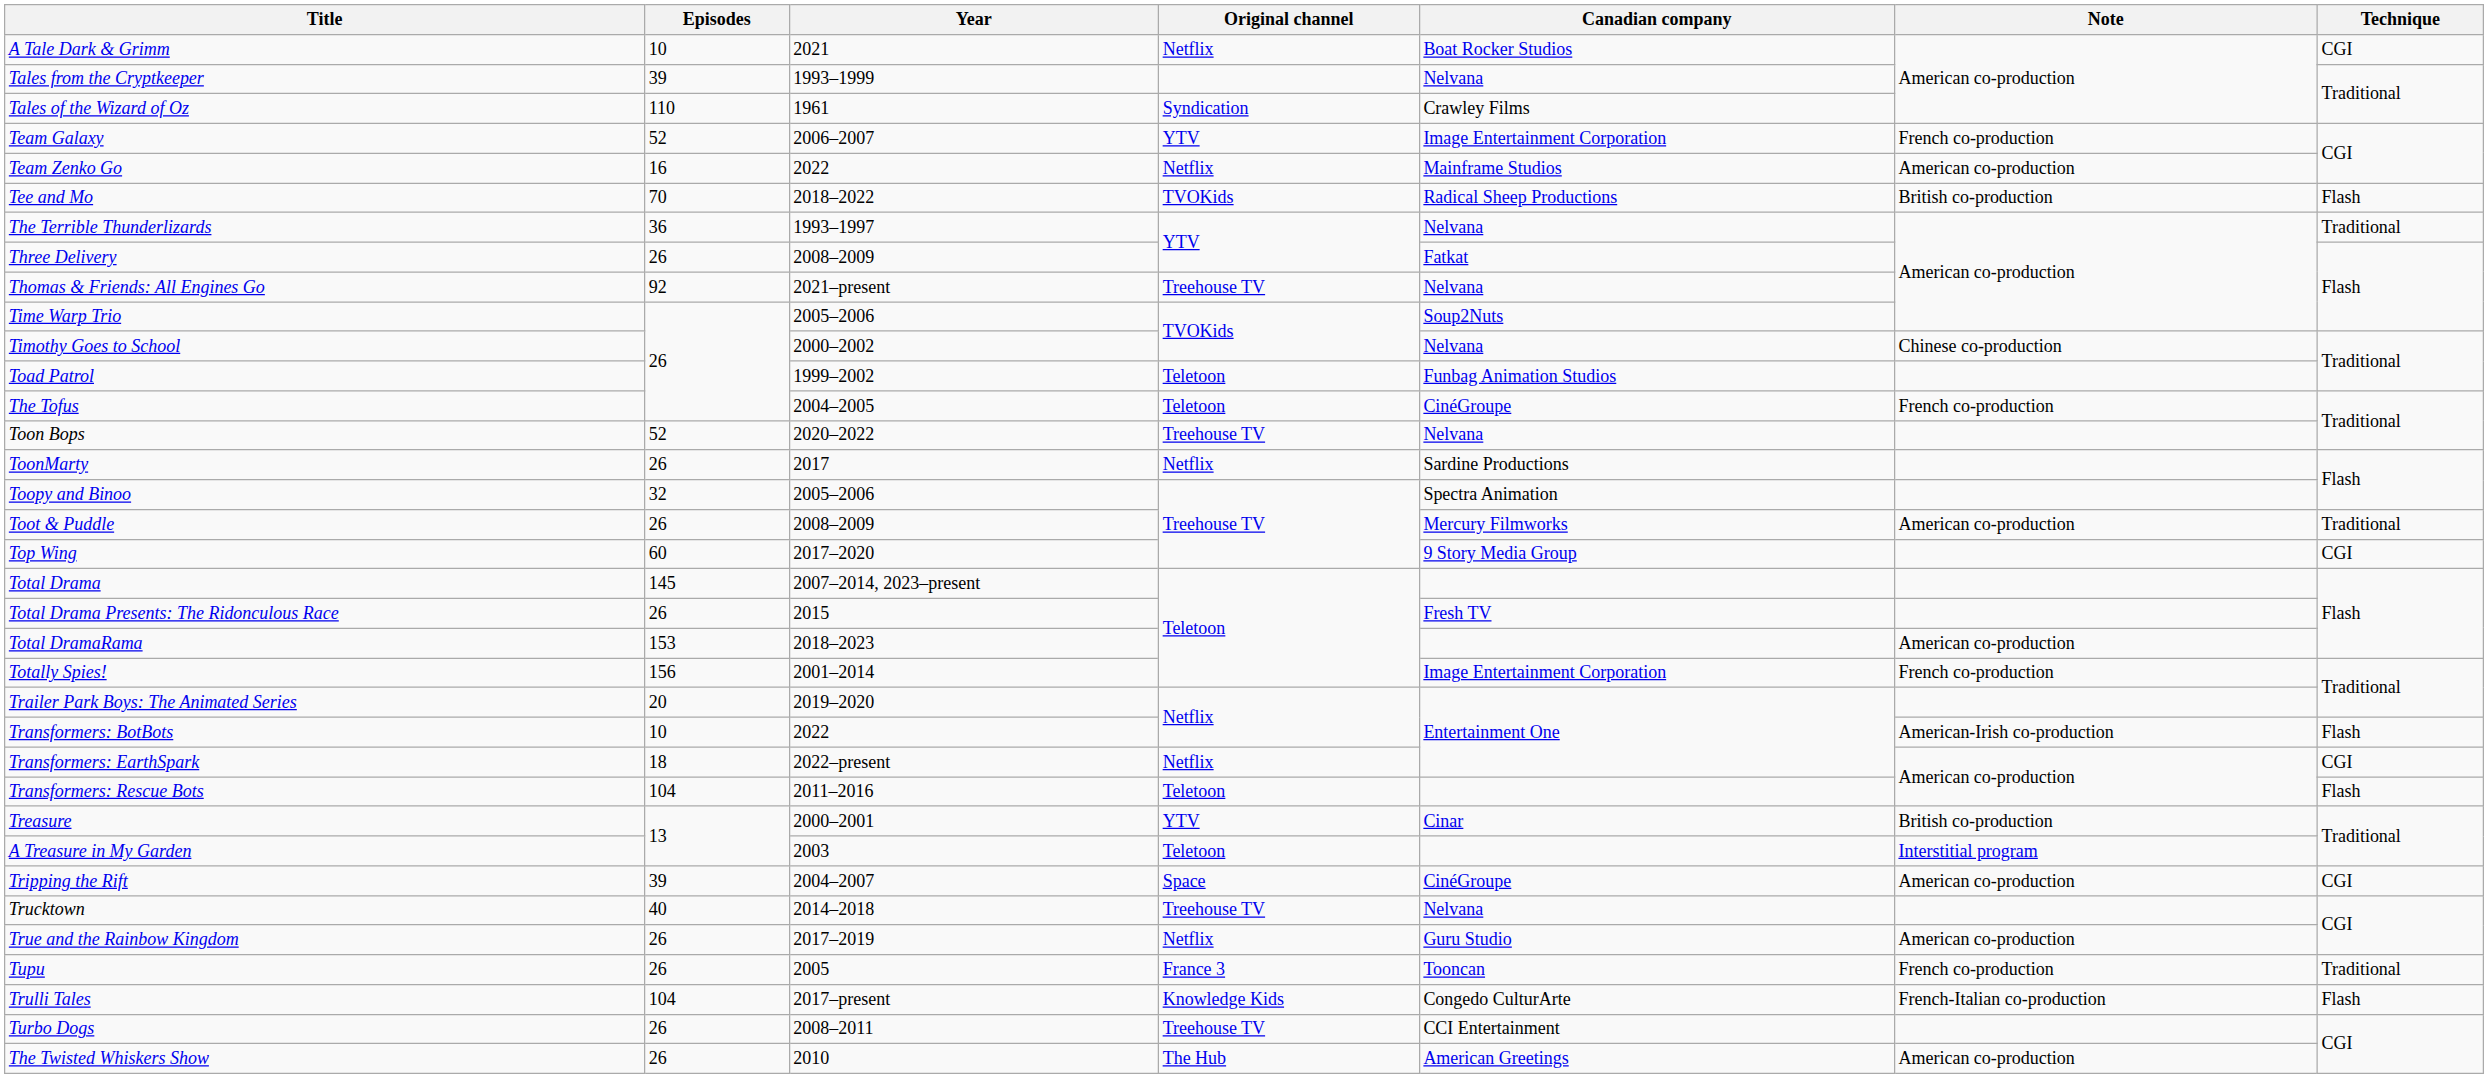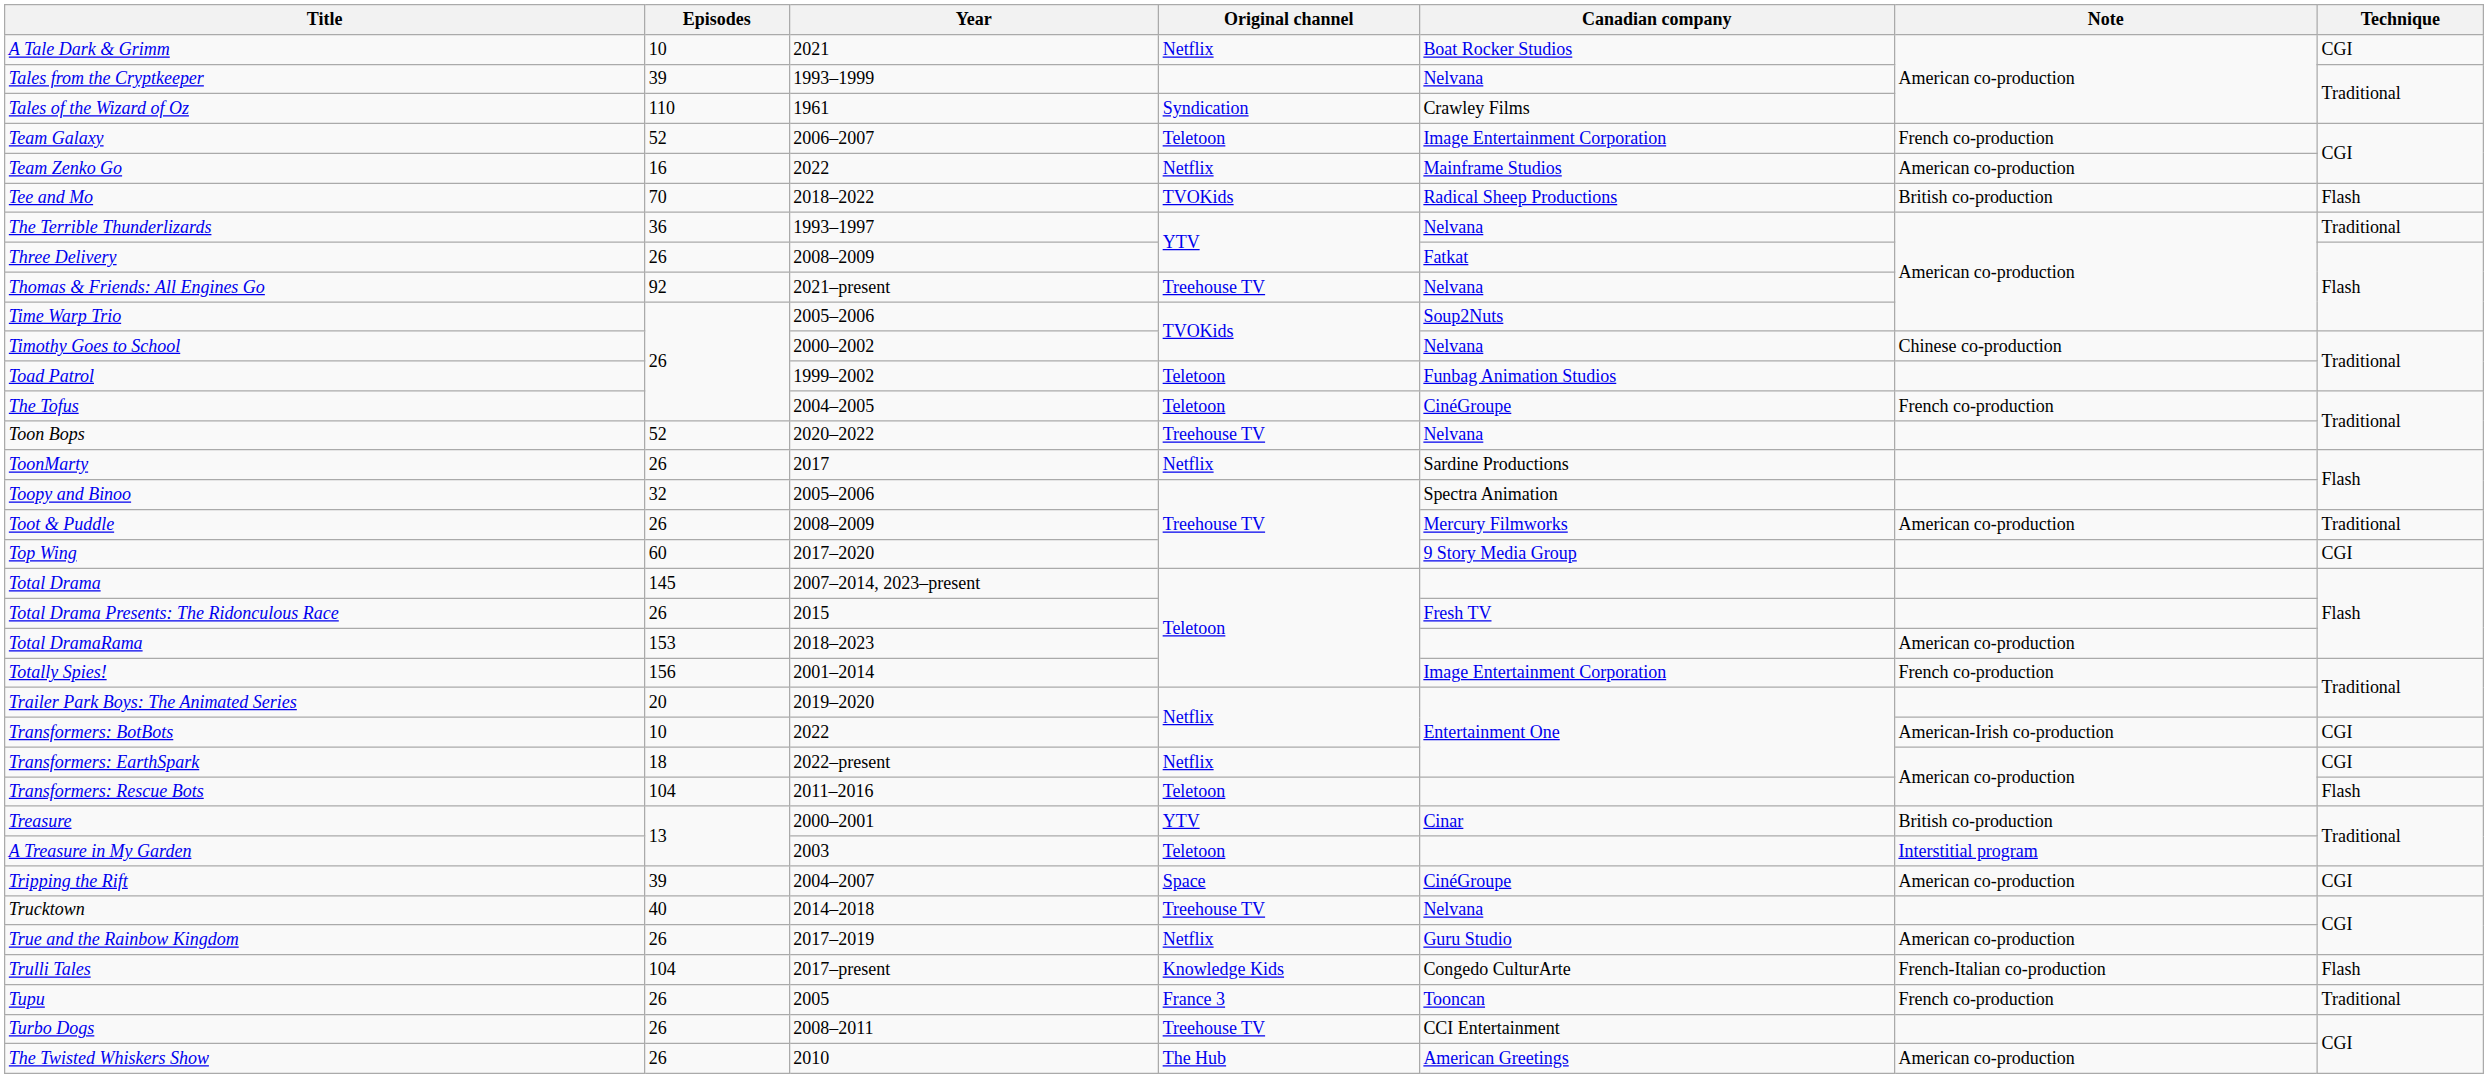(1181, 138) YTV -> (1194, 138) Teletoon
(2341, 732) Flash -> (2337, 732) CGI
rows swapped: (50, 999) <-> (27, 969)
